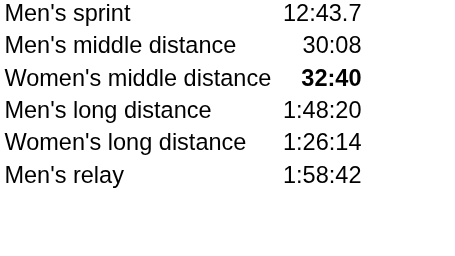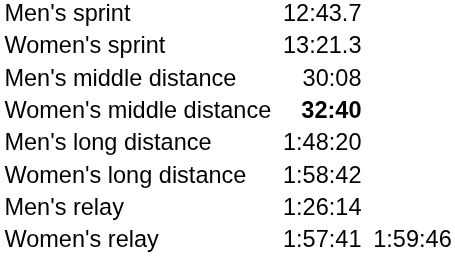+ row: (85, 45)
(322, 142) 1:26:14 -> (322, 175) 1:58:42
(322, 175) 1:58:42 -> (322, 207) 1:26:14
+ row: (82, 239)
